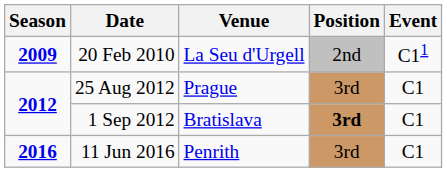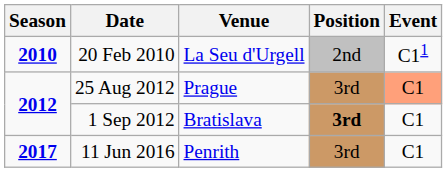(38, 54) 2009 -> (38, 54) 2010
(413, 88) no background -> (413, 88) lightsalmon background
(38, 151) 2016 -> (38, 151) 2017
